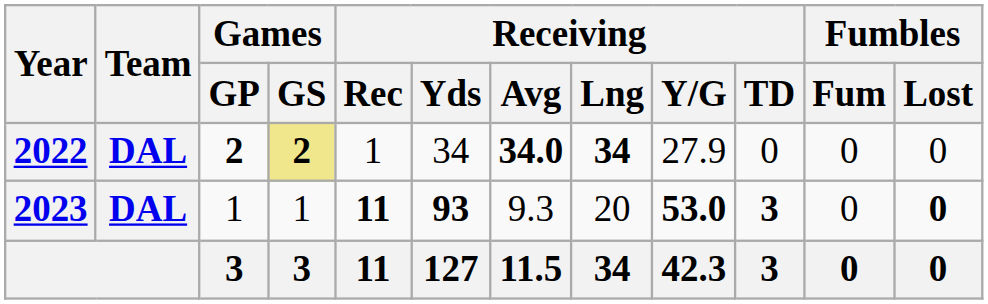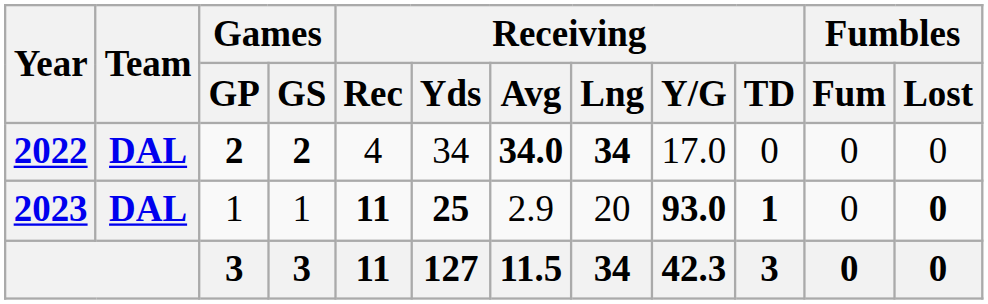(302, 151) khaki background -> (302, 151) no background
(373, 151) 1 -> (373, 151) 4
(694, 151) 27.9 -> (694, 151) 17.0
(451, 209) 93 -> (451, 209) 25
(531, 209) 9.3 -> (531, 209) 2.9
(694, 209) 53.0 -> (694, 209) 93.0
(769, 209) 3 -> (769, 209) 1
